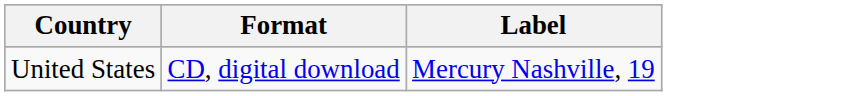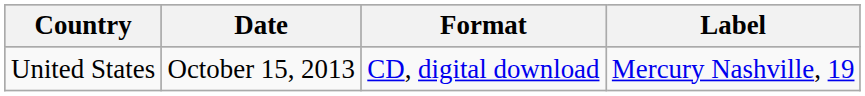+ column: (261, 25)
